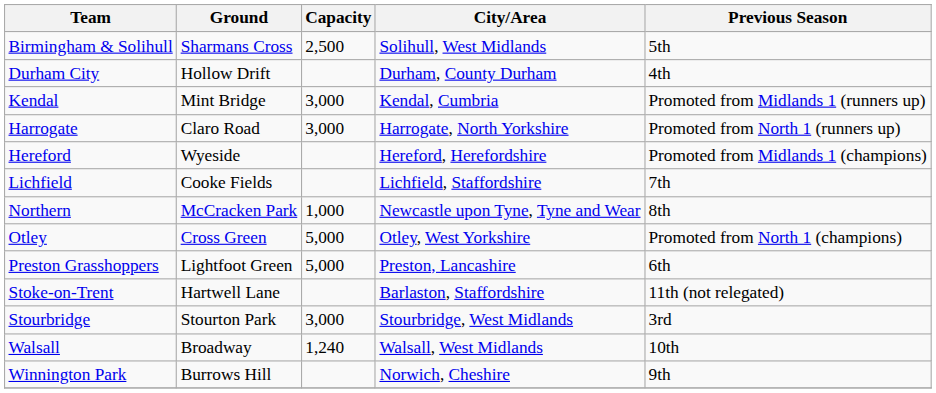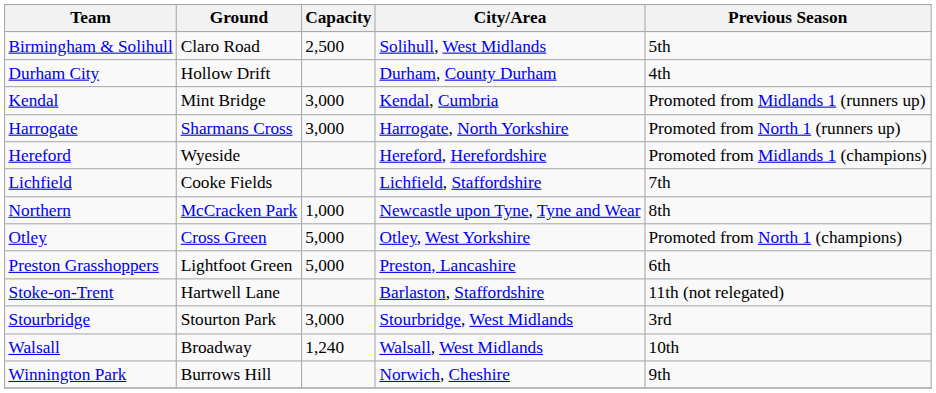(237, 45) Sharmans Cross -> (220, 45) Claro Road
(220, 127) Claro Road -> (237, 127) Sharmans Cross
